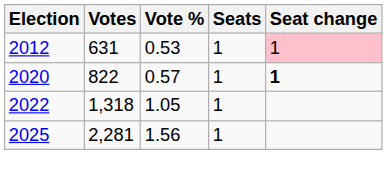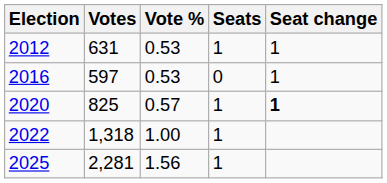(275, 47) pink background -> (275, 47) no background
+ row: (29, 76)
(103, 76) 822 -> (103, 105) 825
(163, 105) 1.05 -> (163, 134) 1.00
